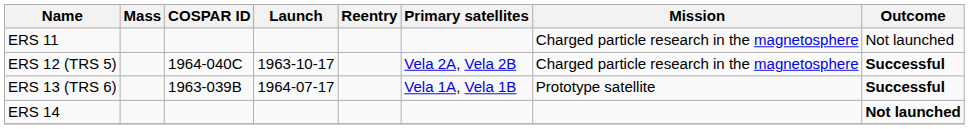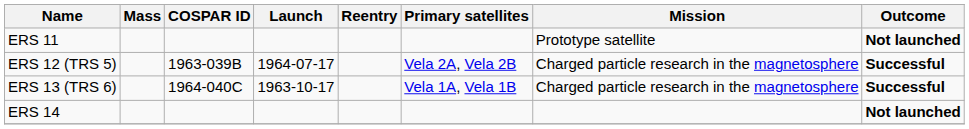(697, 40) Charged particle research in the magnetosphere -> (596, 40) Prototype satellite
(910, 40) normal -> (913, 40) bold
(205, 64) 1964-040C -> (205, 64) 1963-039B
(296, 64) 1963-10-17 -> (296, 64) 1964-07-17
(205, 87) 1963-039B -> (205, 87) 1964-040C
(296, 87) 1964-07-17 -> (296, 87) 1963-10-17
(596, 87) Prototype satellite -> (697, 87) Charged particle research in the magnetosphere
